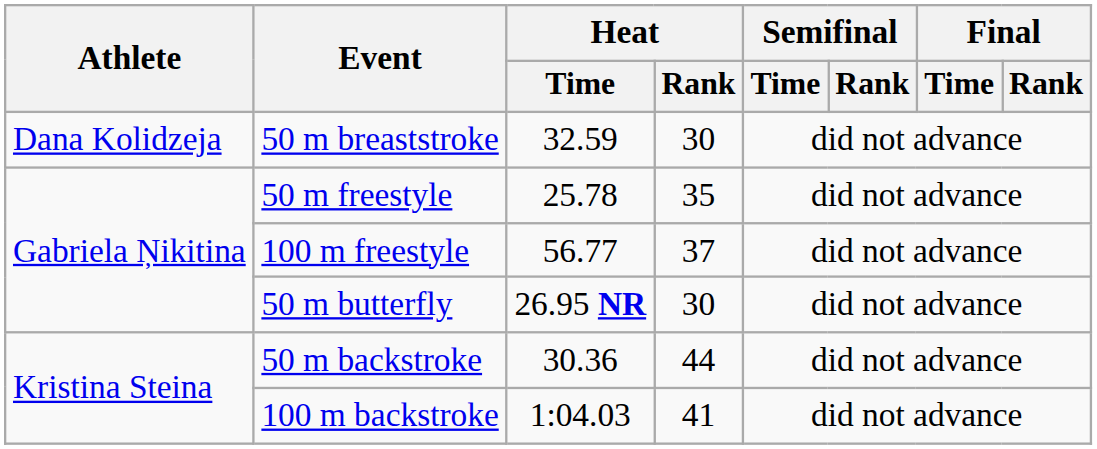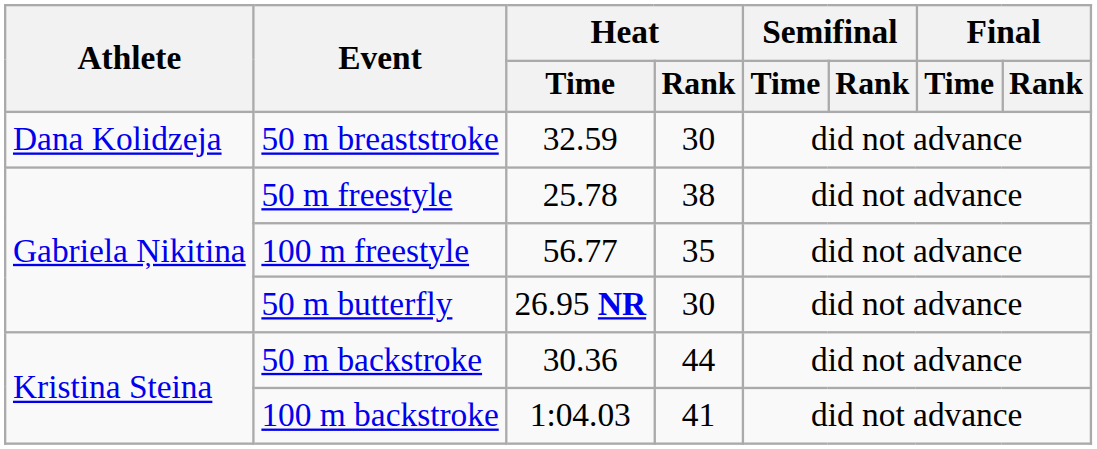(698, 194) 35 -> (698, 194) 38
(698, 249) 37 -> (698, 249) 35
